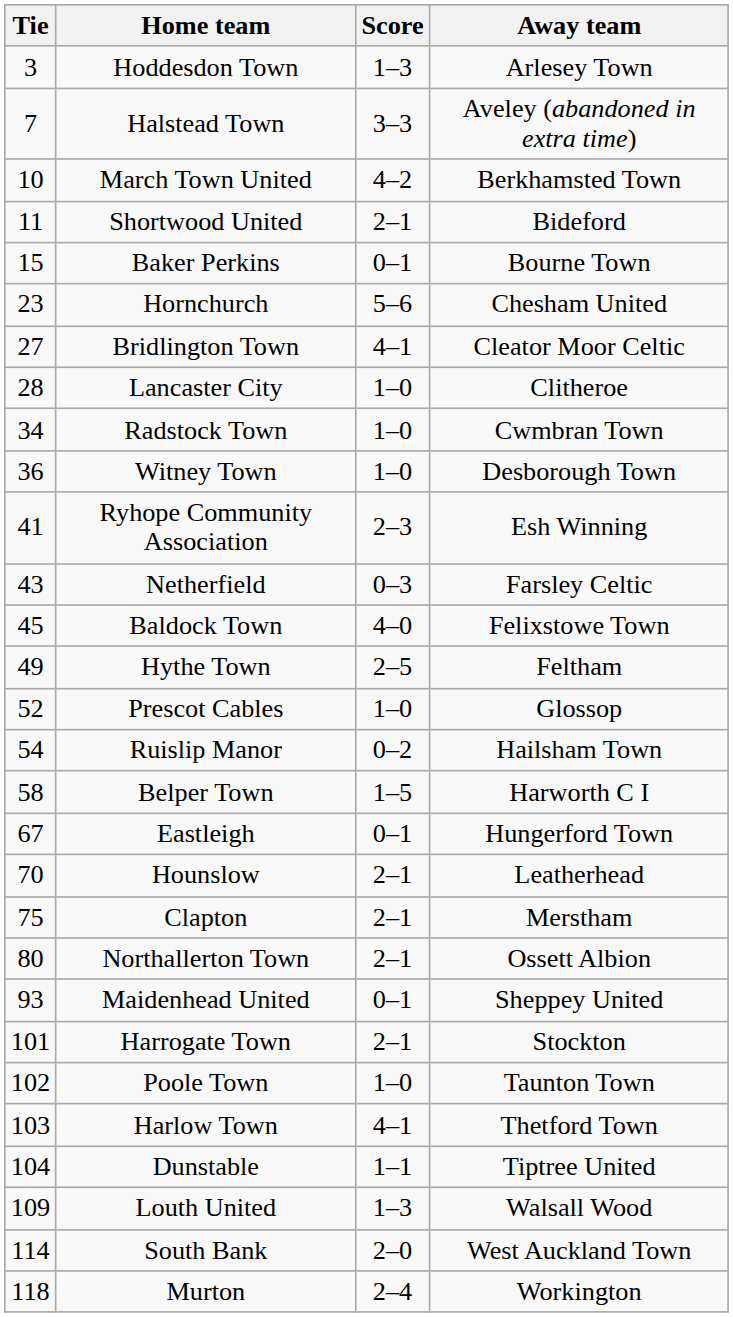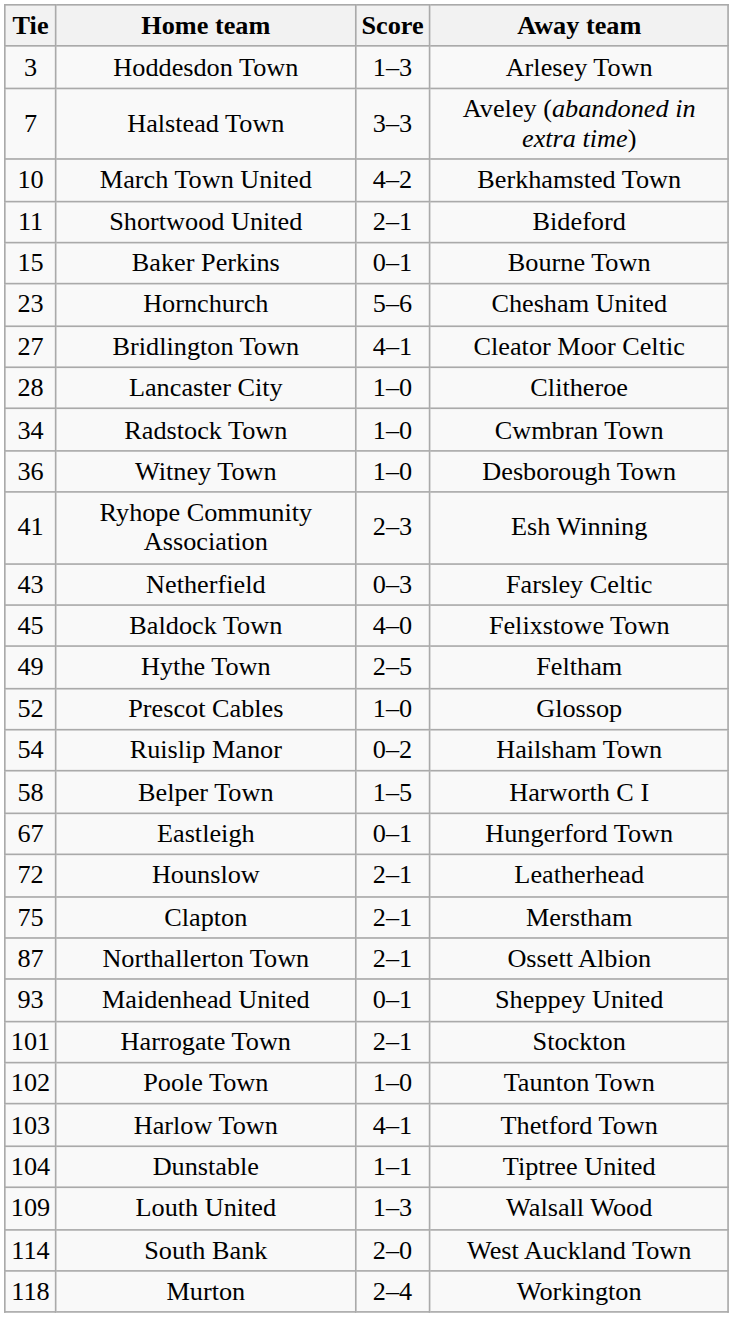(31, 875) 70 -> (31, 875) 72
(31, 958) 80 -> (31, 958) 87
